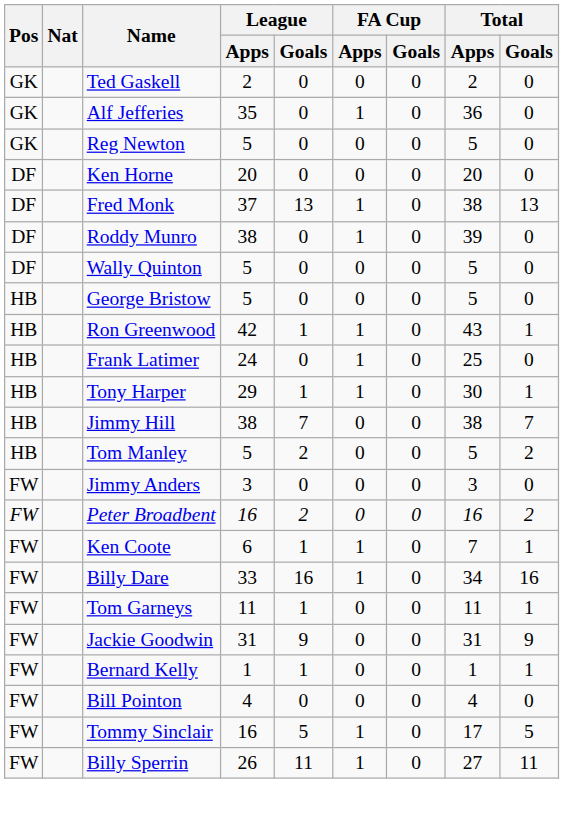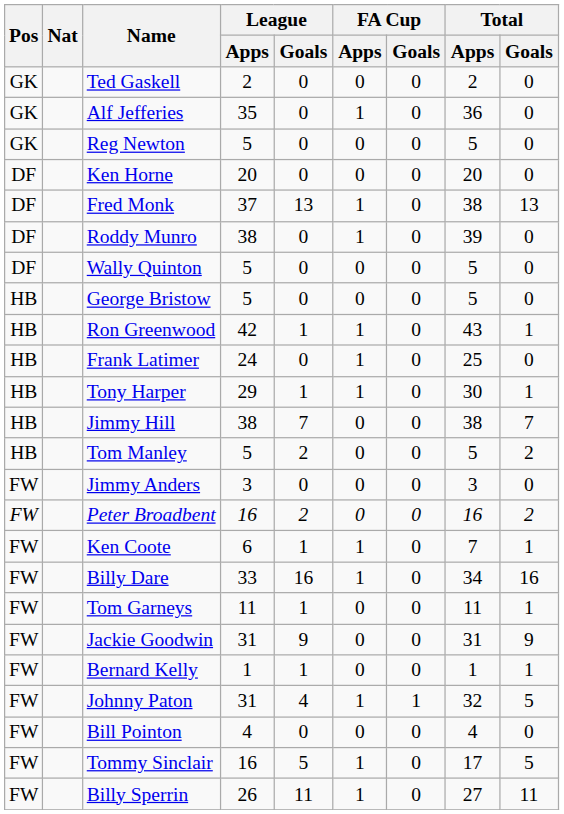+ row: (140, 701)
